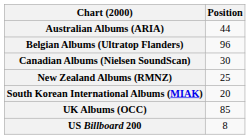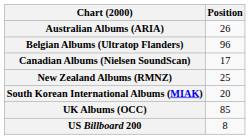(225, 28) 44 -> (225, 28) 26
(225, 61) 30 -> (225, 61) 17
